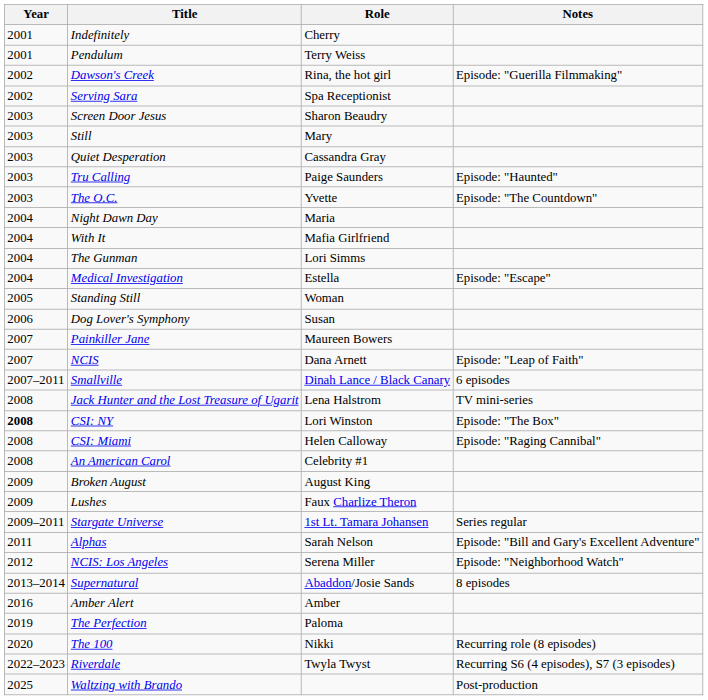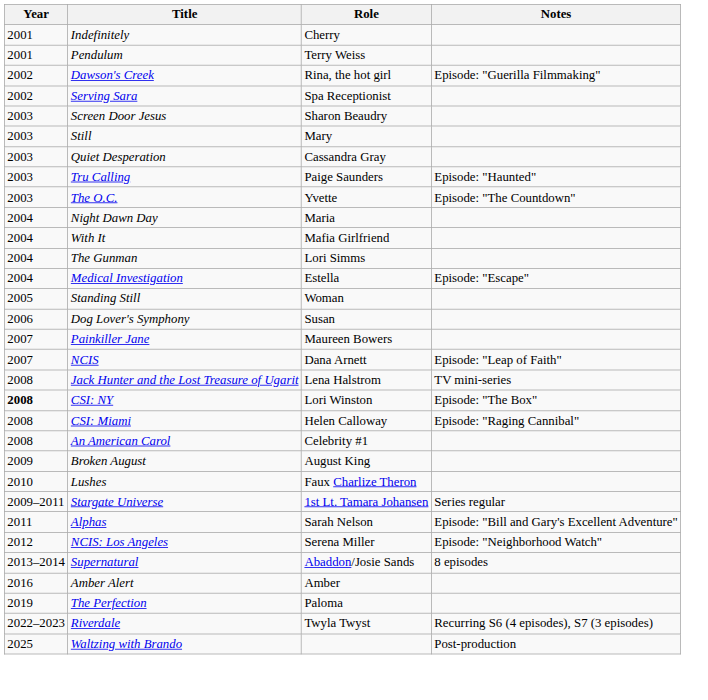- row: (96, 380)
(20, 501) 2009 -> (20, 481) 2010
- row: (92, 643)
